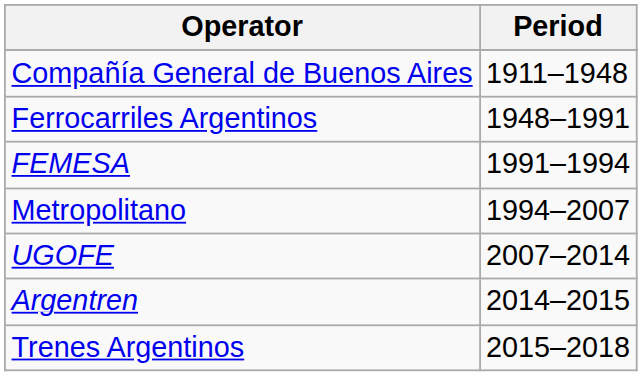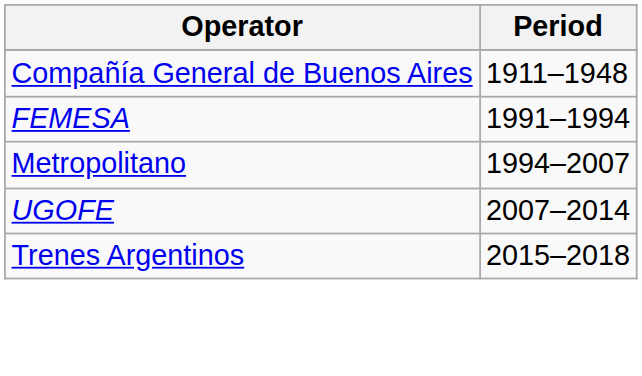- row: (164, 118)
- row: (75, 301)
